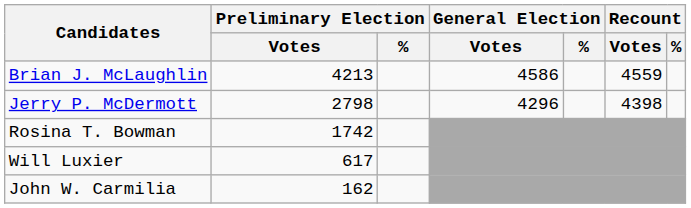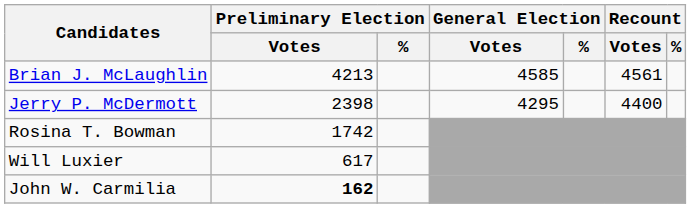(538, 76) 4586 -> (538, 76) 4585
(642, 76) 4559 -> (642, 76) 4561
(352, 104) 2798 -> (352, 104) 2398
(538, 104) 4296 -> (538, 104) 4295
(642, 104) 4398 -> (642, 104) 4400
(358, 189) normal -> (358, 189) bold
